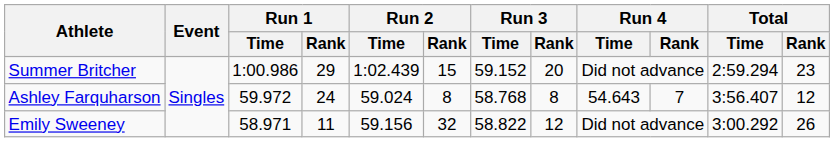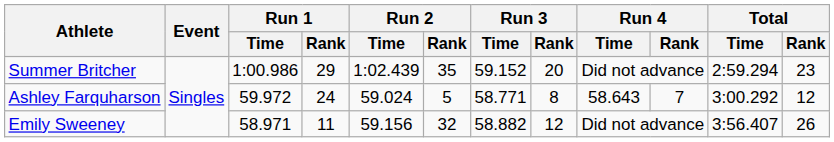(447, 71) 15 -> (447, 71) 35
(447, 97) 8 -> (447, 97) 5
(500, 97) 58.768 -> (500, 97) 58.771
(614, 97) 54.643 -> (614, 97) 58.643
(745, 97) 3:56.407 -> (745, 97) 3:00.292
(500, 124) 58.822 -> (500, 124) 58.882
(745, 124) 3:00.292 -> (745, 124) 3:56.407
